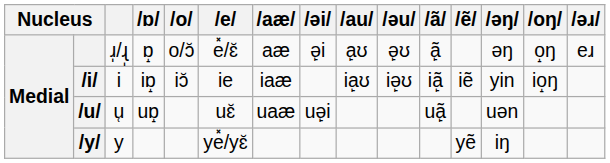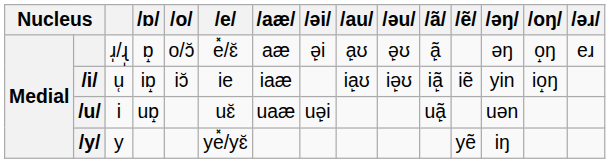(119, 81) i -> (119, 81) u̜
(119, 111) u̜ -> (119, 111) i
